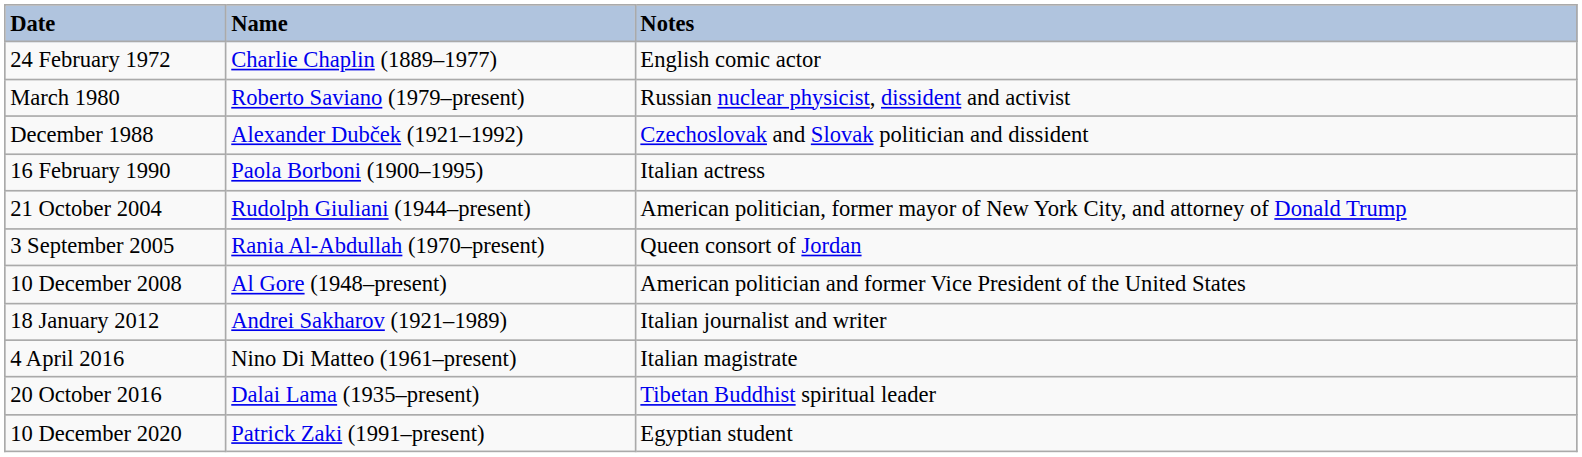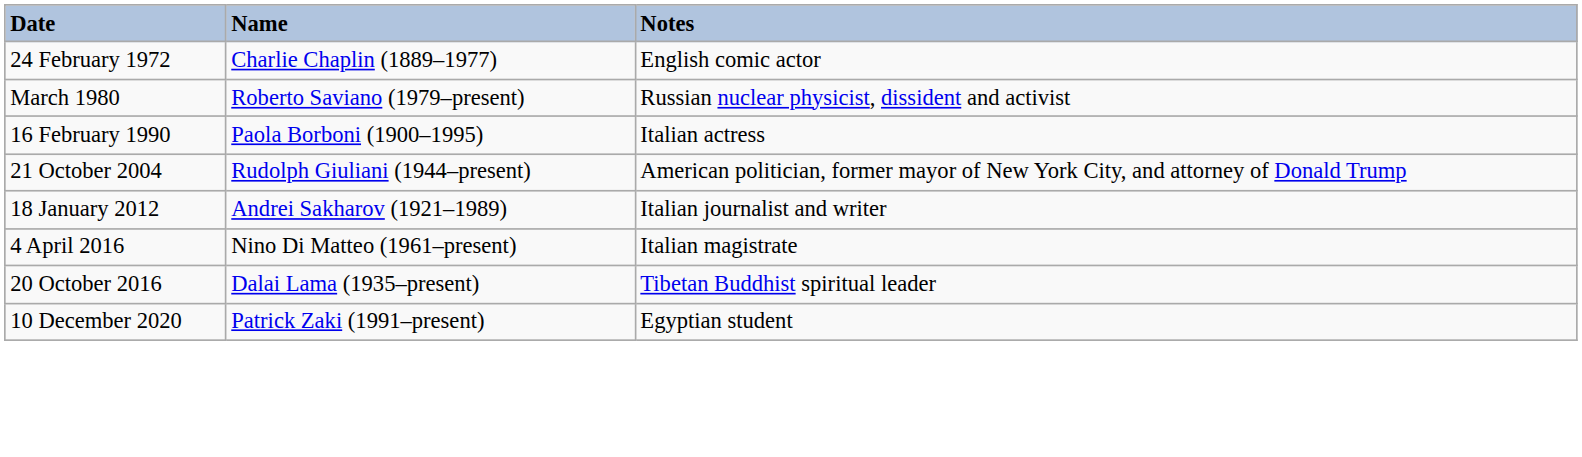- row: (82, 134)
- row: (92, 246)
- row: (96, 283)
